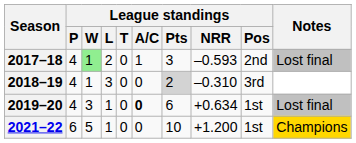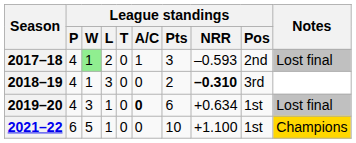(170, 82) lightgrey background -> (170, 82) no background
(216, 82) normal -> (216, 82) bold
(216, 127) +1.200 -> (216, 127) +1.100
